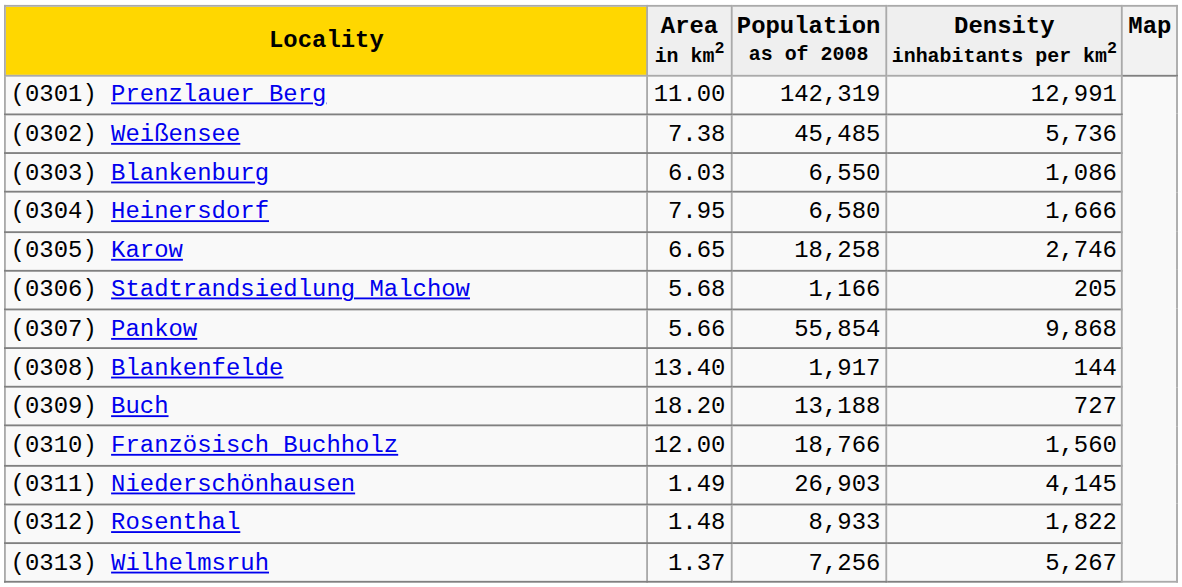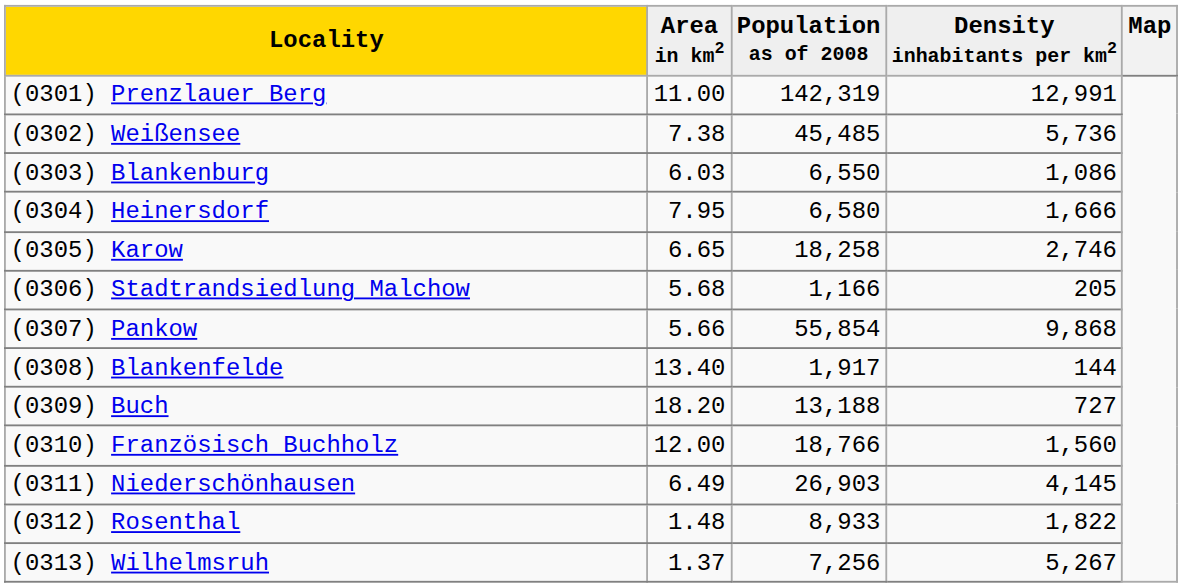(697, 485) 1.49 -> (697, 485) 6.49
